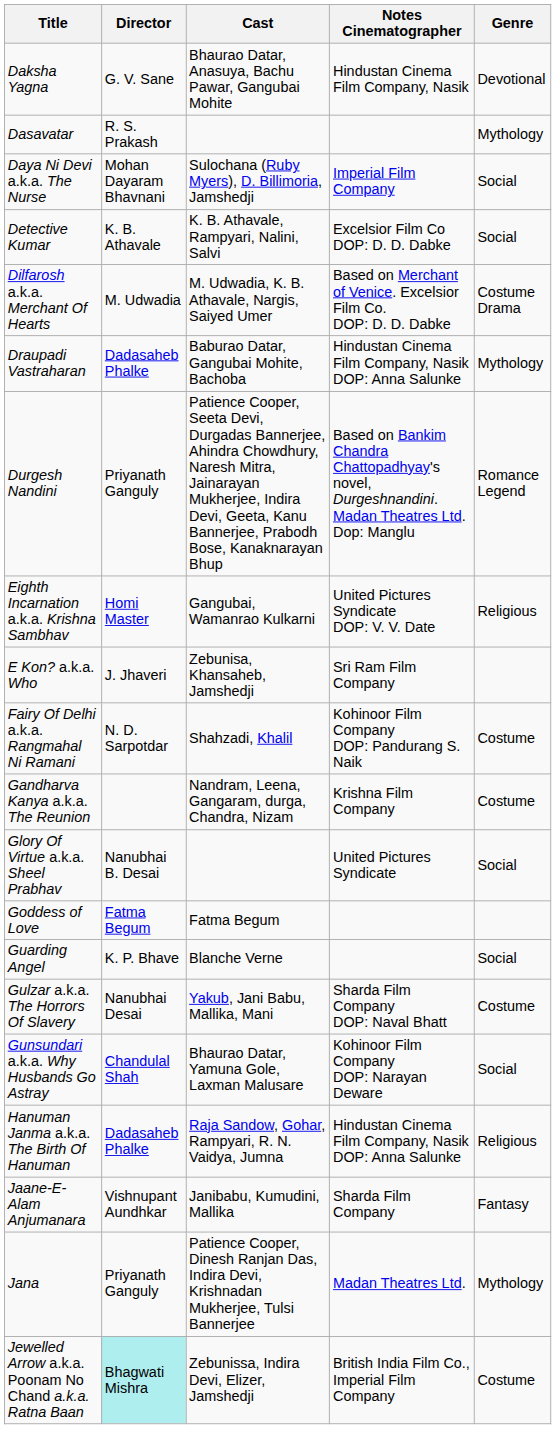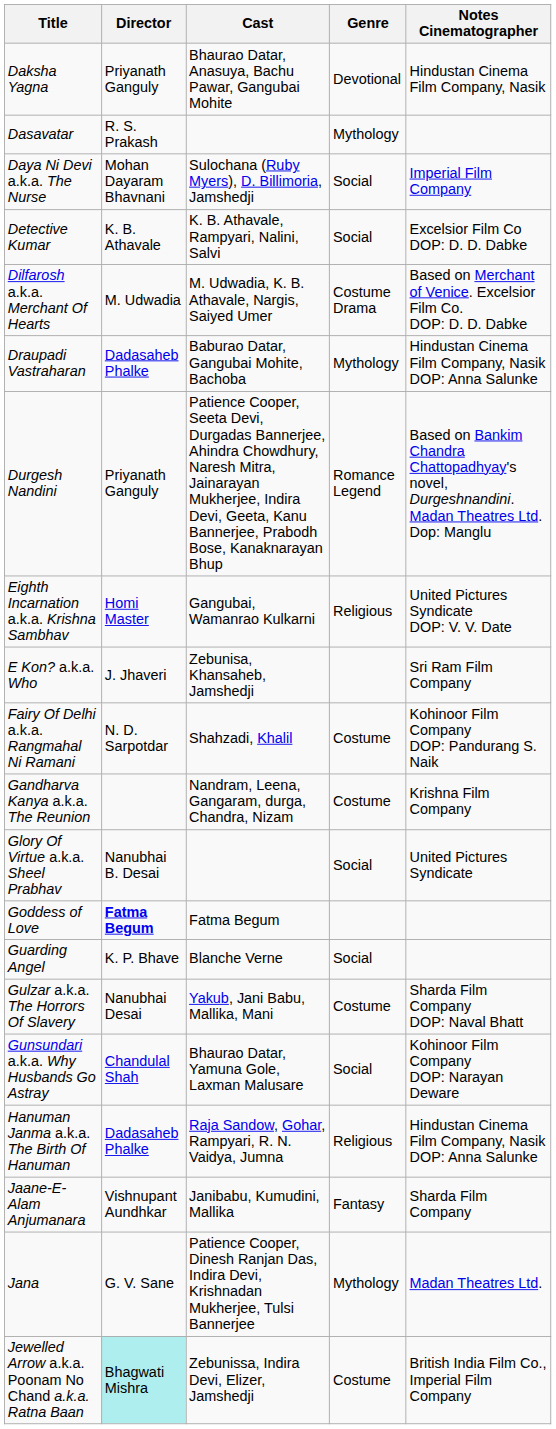columns swapped: (512, 24) <-> (402, 24)
(139, 79) G. V. Sane -> (135, 79) Priyanath Ganguly
(128, 920) normal -> (129, 920) bold
(135, 1284) Priyanath Ganguly -> (139, 1284) G. V. Sane
